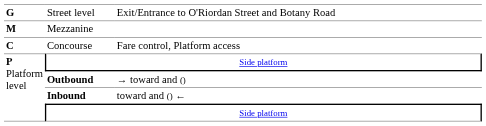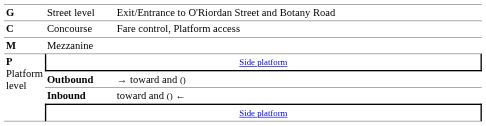rows swapped: (70, 29) <-> (69, 45)
